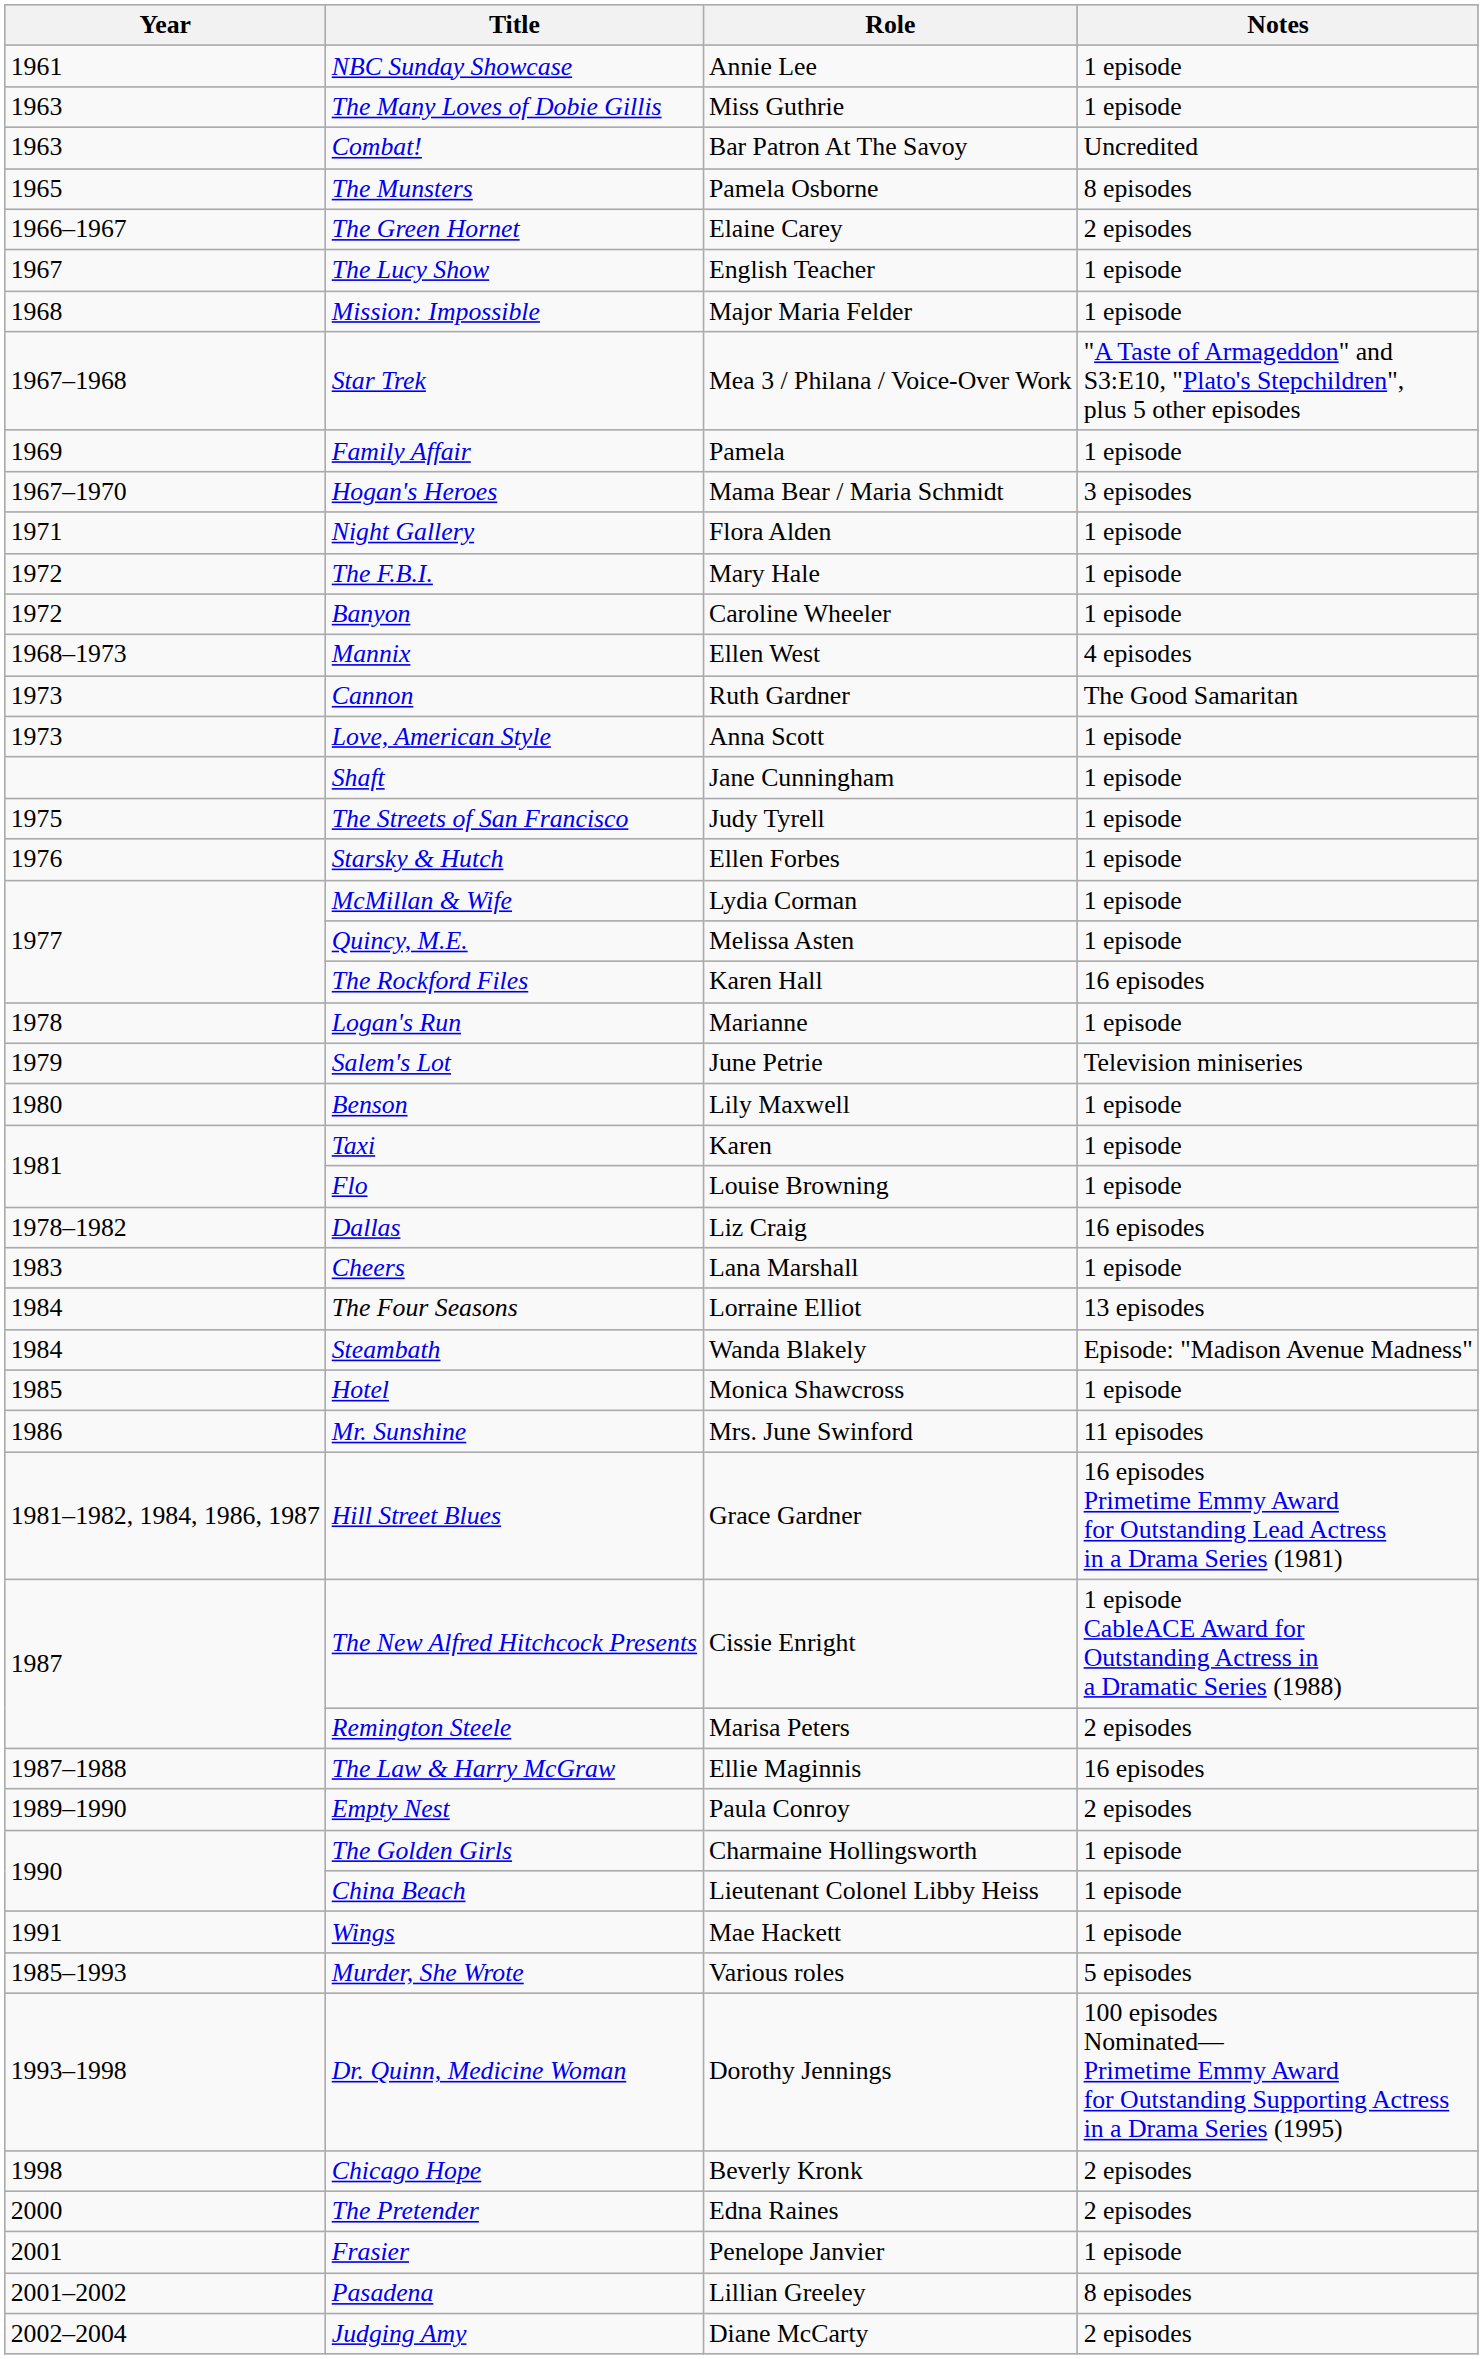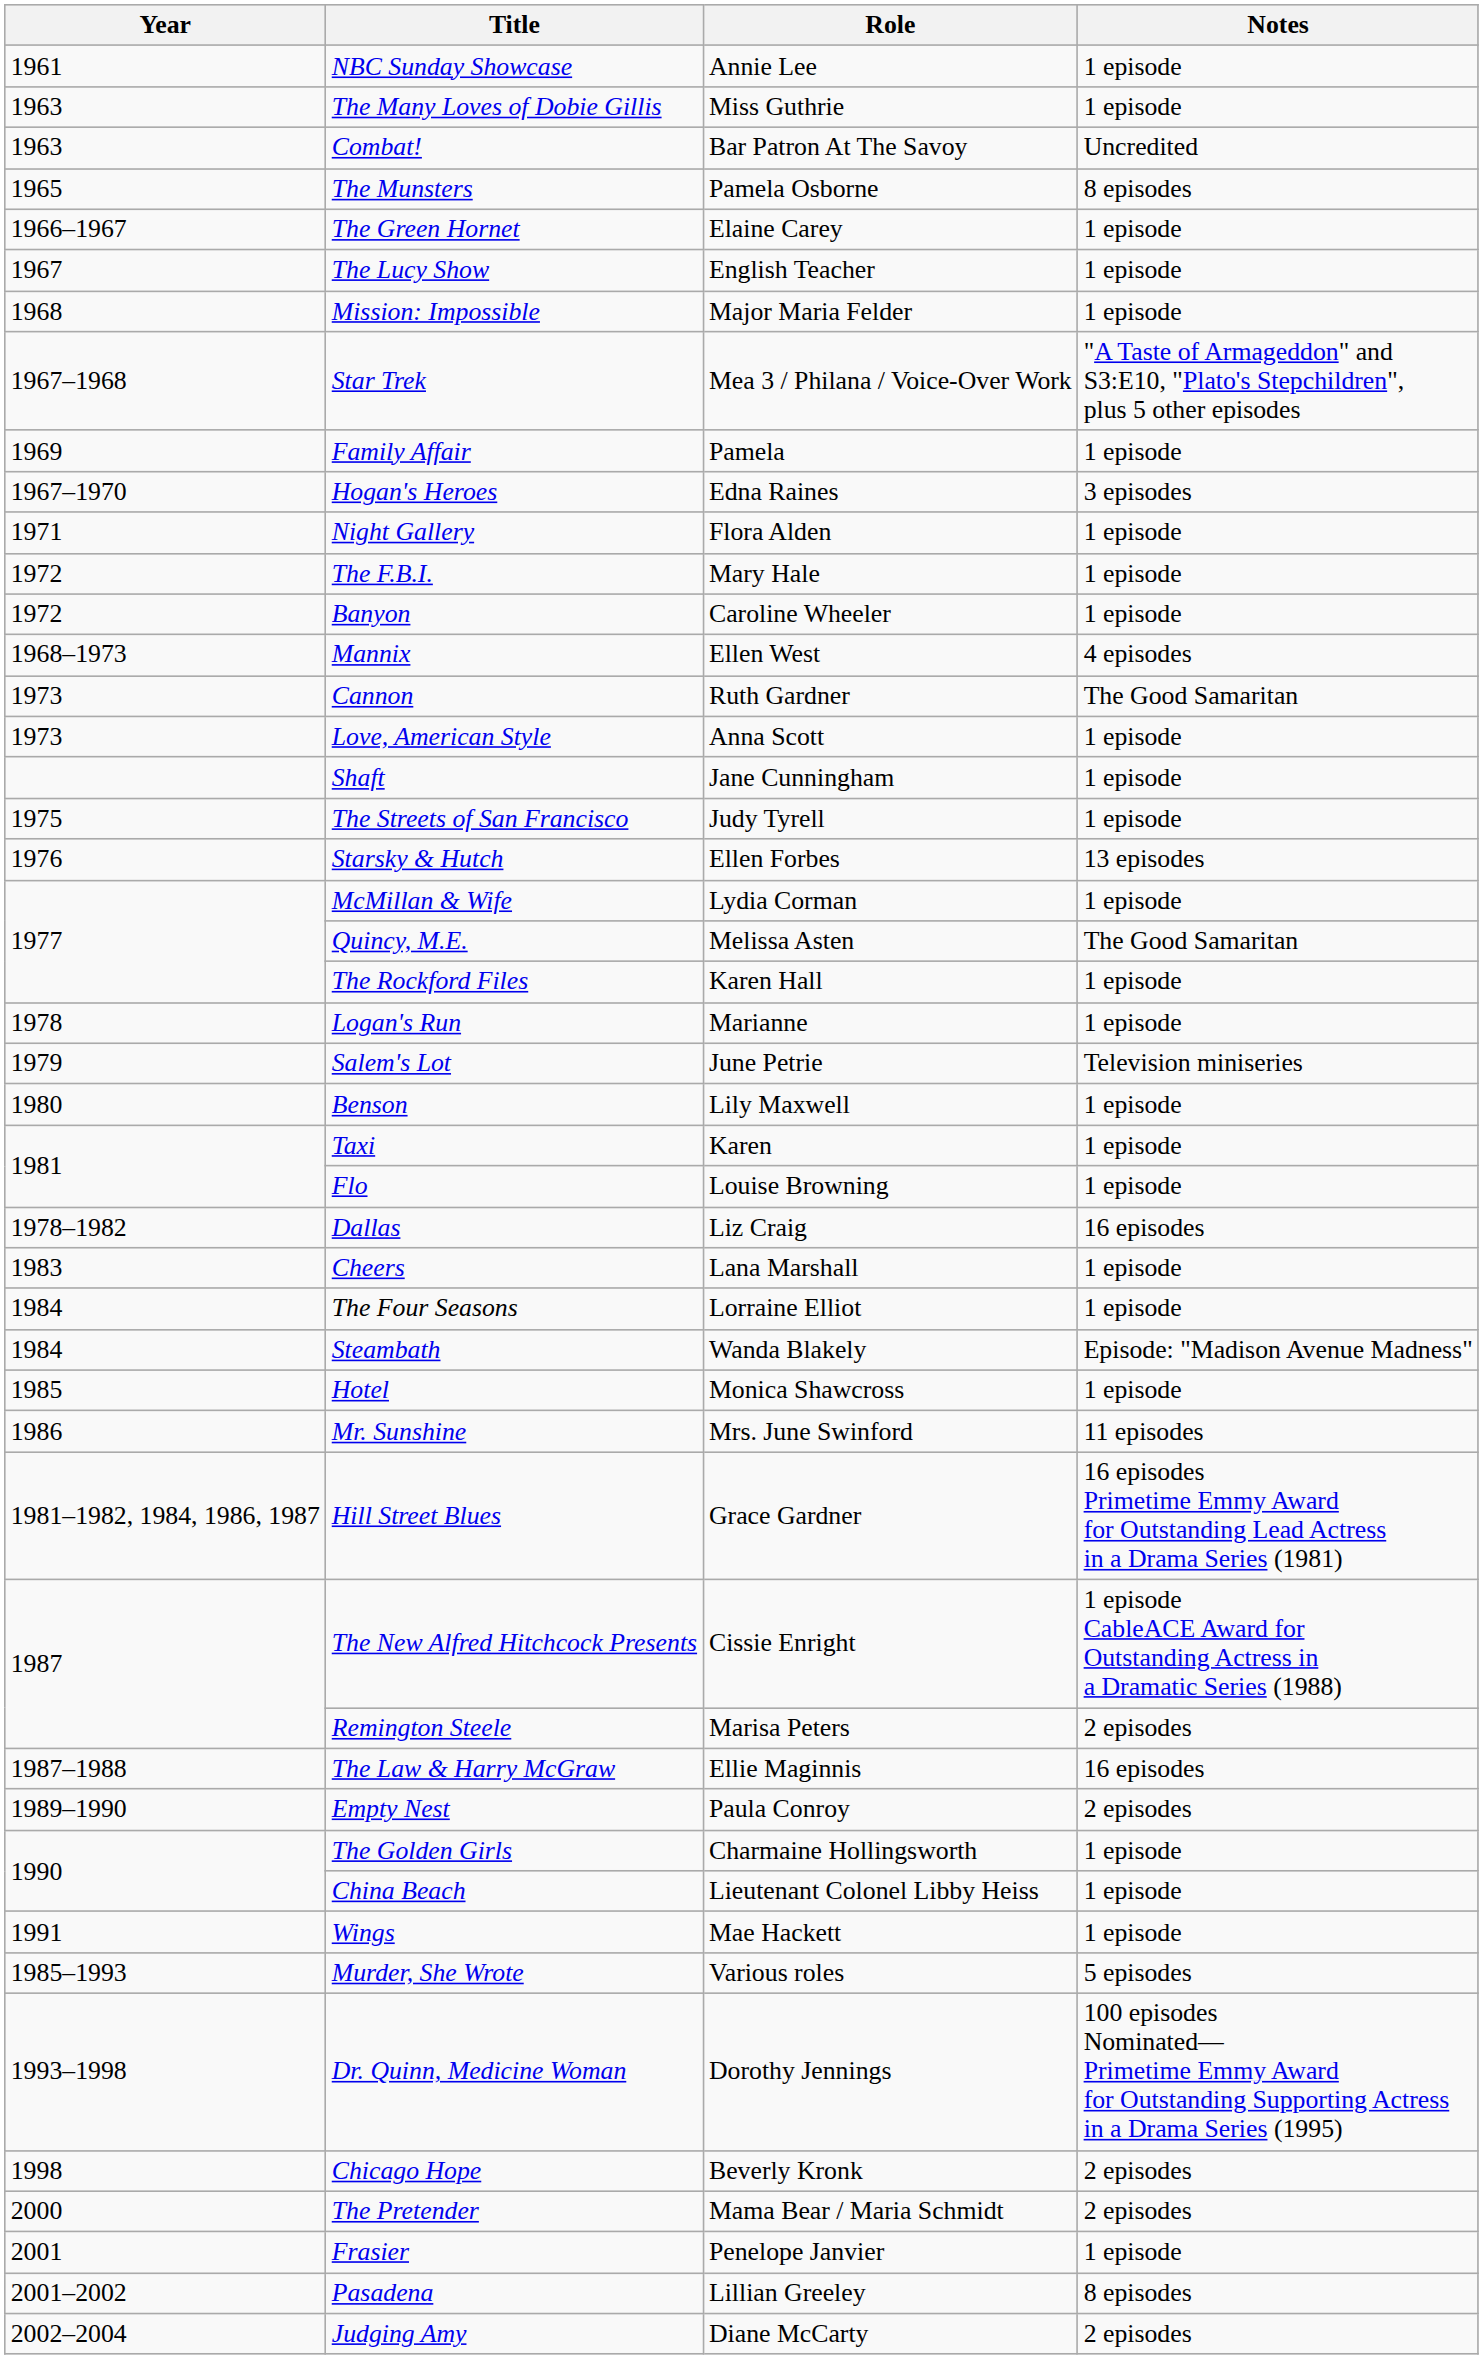(1138, 229) 2 episodes -> (1133, 229) 1 episode
(856, 491) Mama Bear / Maria Schmidt -> (774, 491) Edna Raines
(1133, 859) 1 episode -> (1144, 859) 13 episodes
(1133, 940) 1 episode -> (1191, 940) The Good Samaritan
(1144, 981) 16 episodes -> (1133, 981) 1 episode
(1144, 1308) 13 episodes -> (1133, 1308) 1 episode
(774, 2211) Edna Raines -> (856, 2211) Mama Bear / Maria Schmidt
